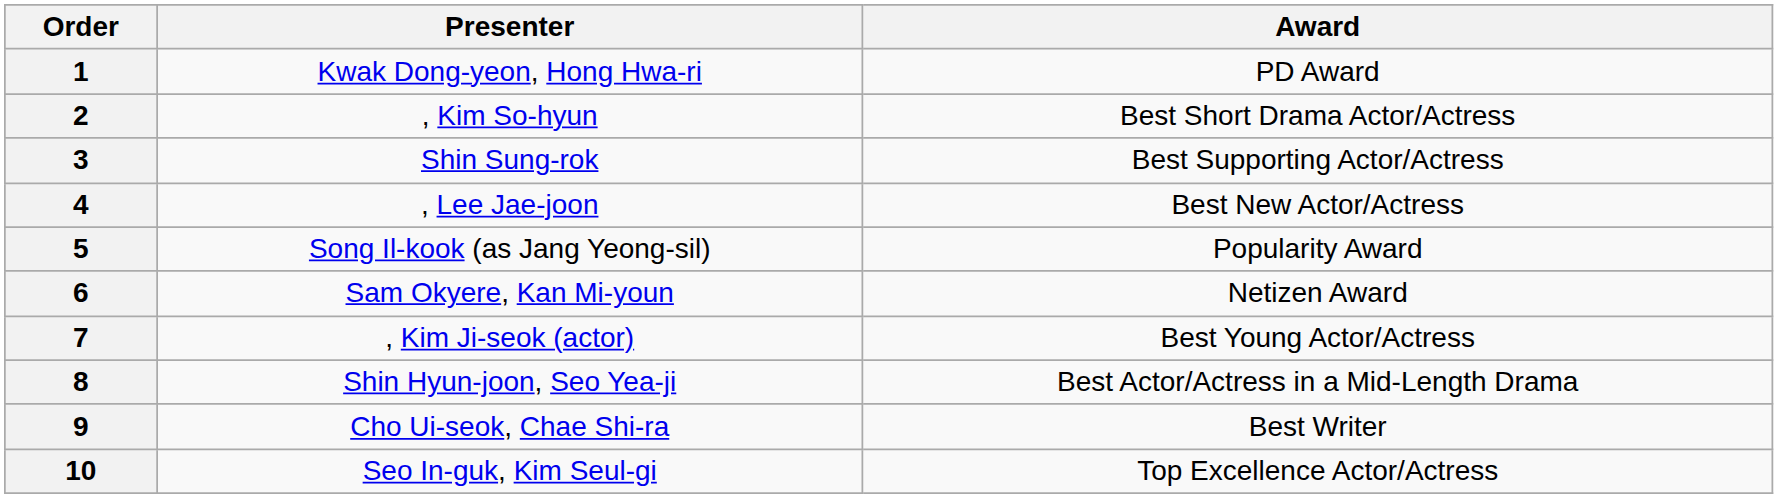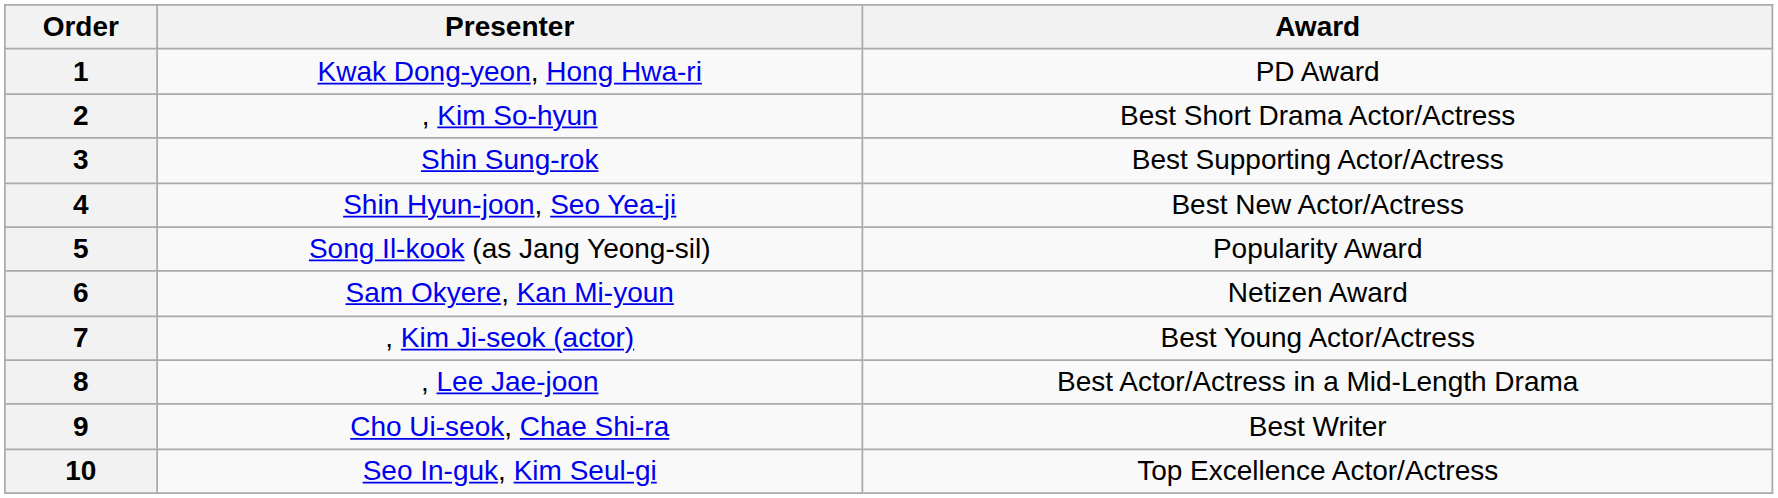(510, 204) , Lee Jae-joon -> (510, 204) Shin Hyun-joon, Seo Yea-ji
(510, 381) Shin Hyun-joon, Seo Yea-ji -> (510, 381) , Lee Jae-joon
